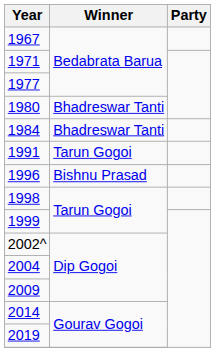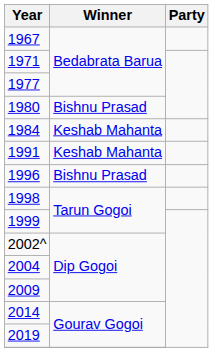(109, 107) Bhadreswar Tanti -> (100, 107) Bishnu Prasad
(109, 130) Bhadreswar Tanti -> (108, 130) Keshab Mahanta
(92, 152) Tarun Gogoi -> (108, 152) Keshab Mahanta
